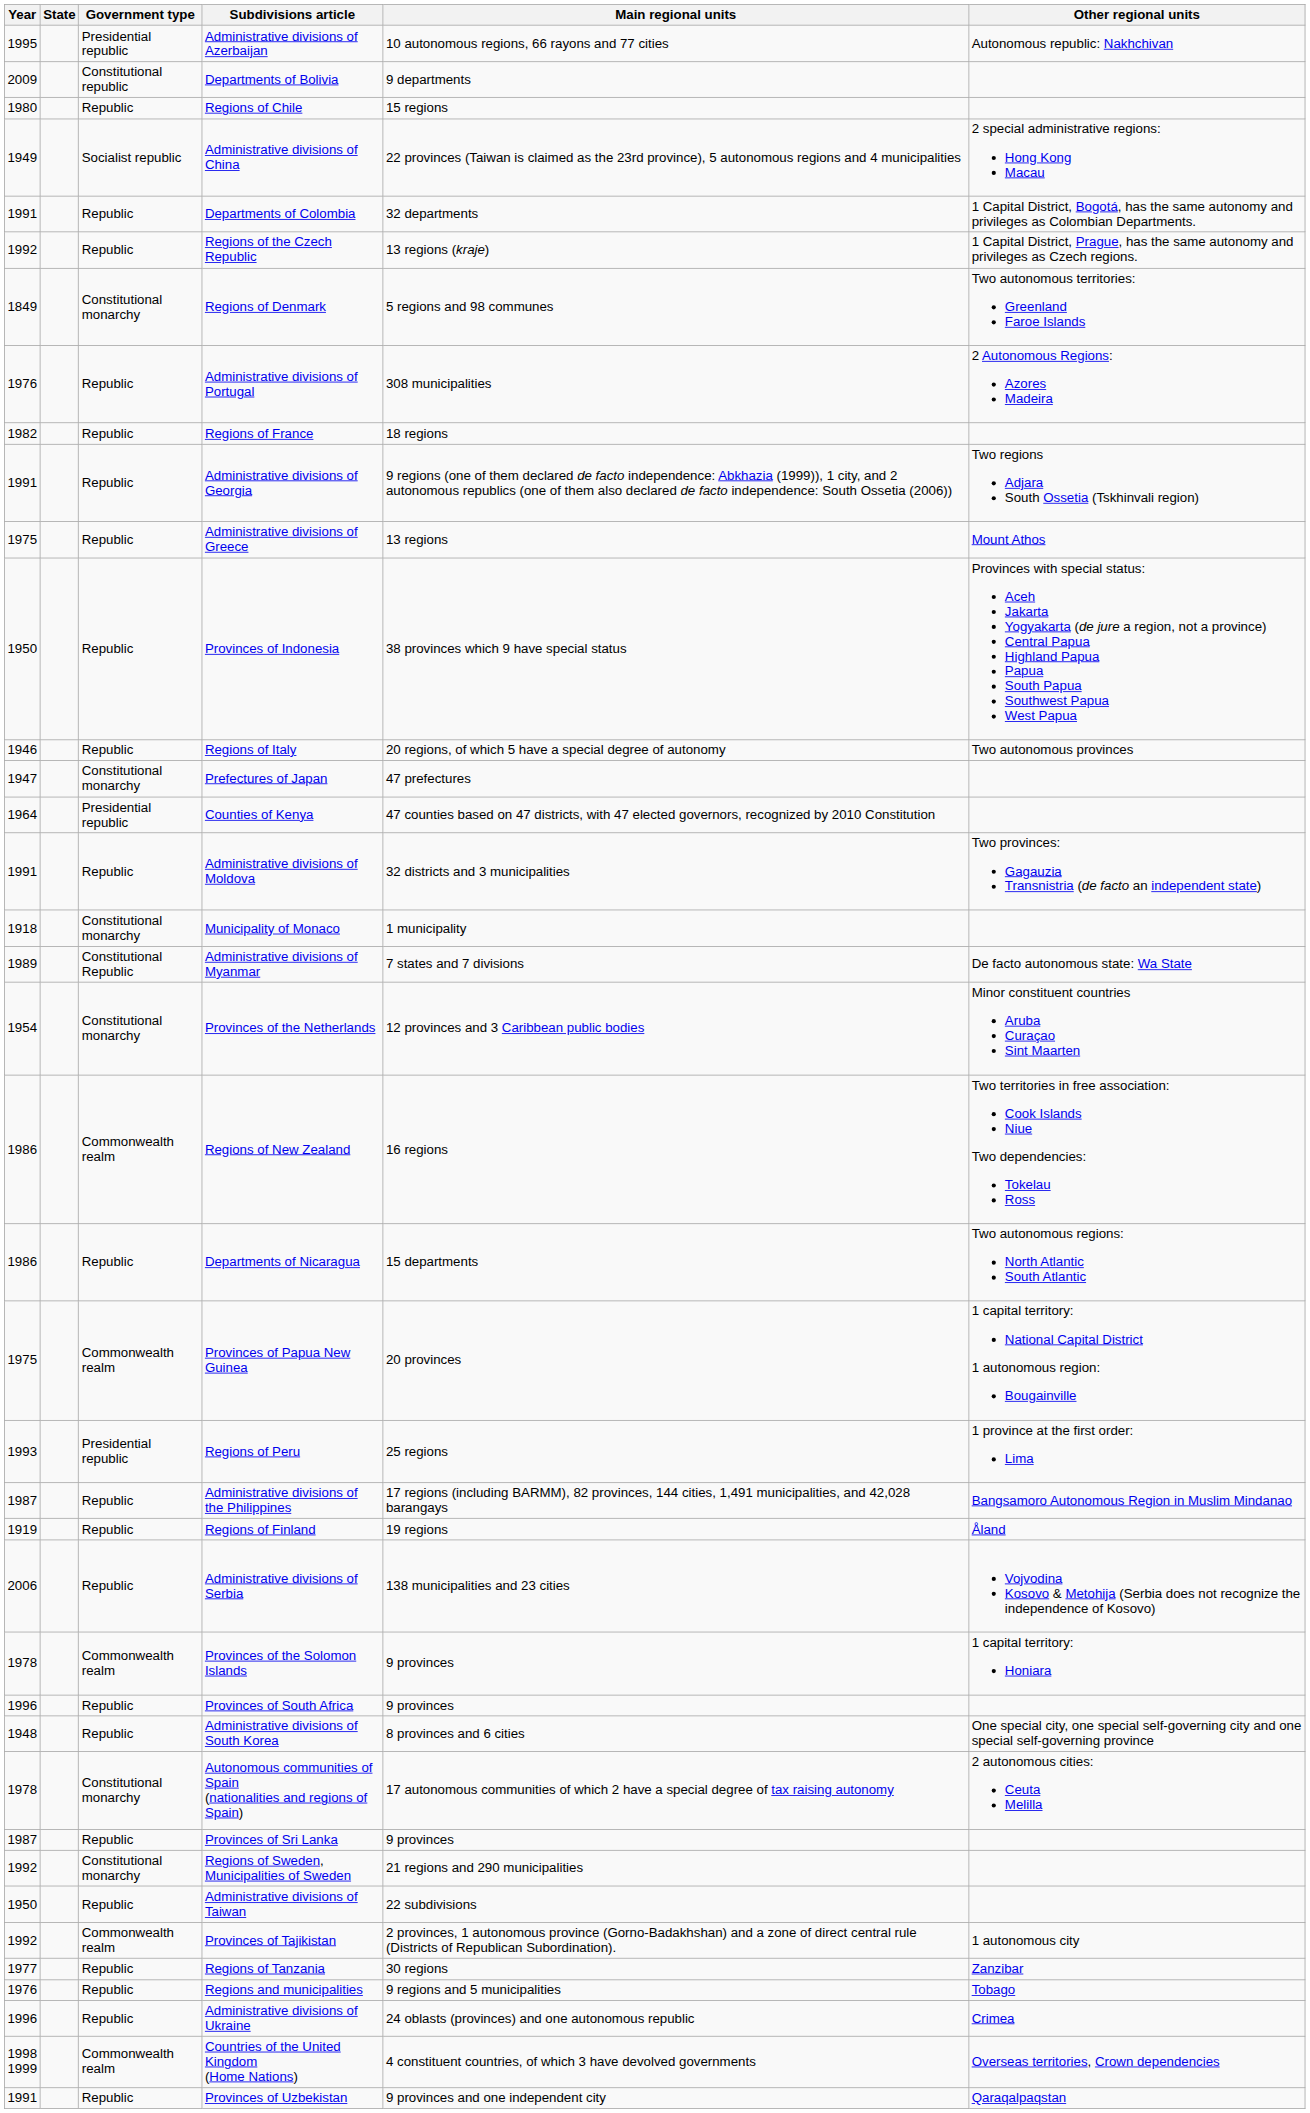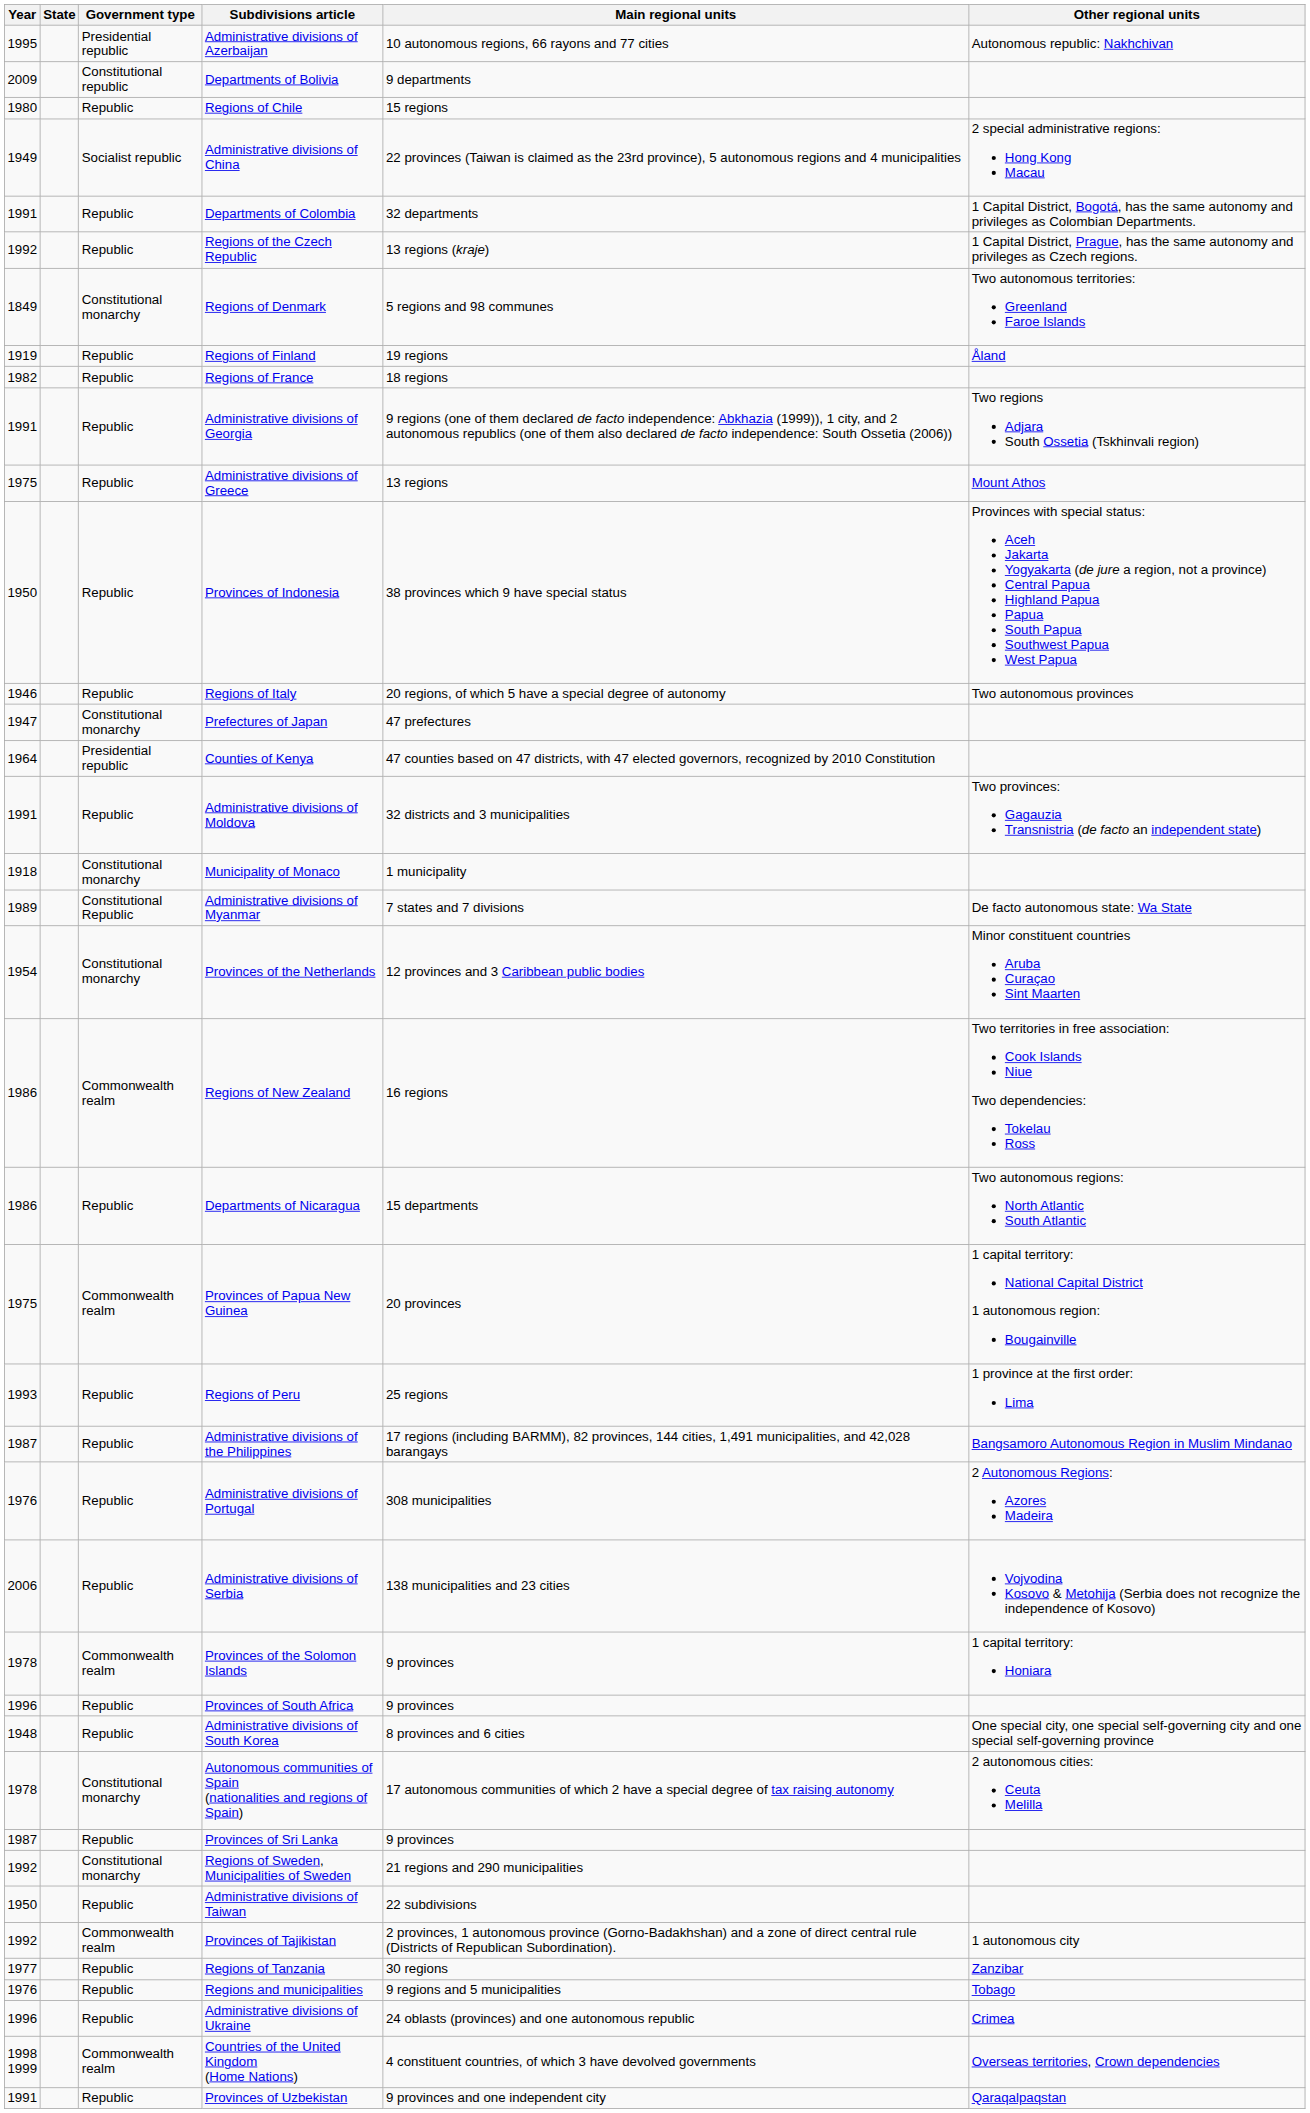rows swapped: (260, 1529) <-> (281, 384)
(116, 1451) Presidential republic -> (108, 1395) Republic
